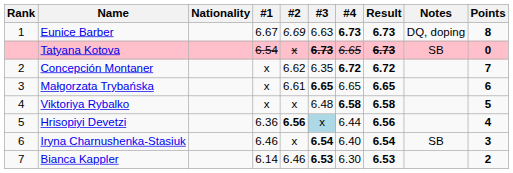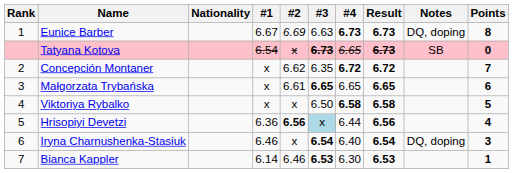(322, 104) 6.48 -> (322, 104) 6.50
(436, 141) SB -> (436, 141) DQ, doping
(488, 159) 2 -> (488, 159) 1
